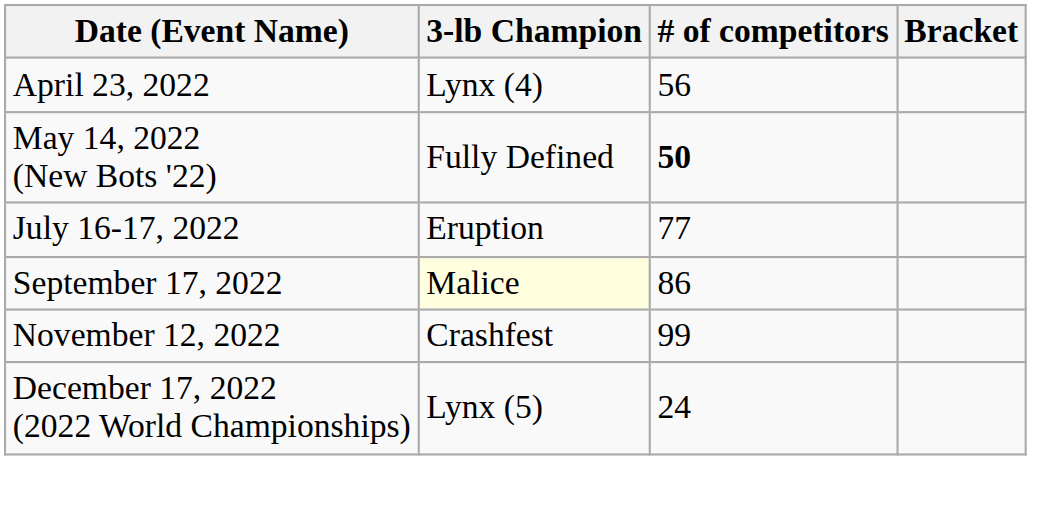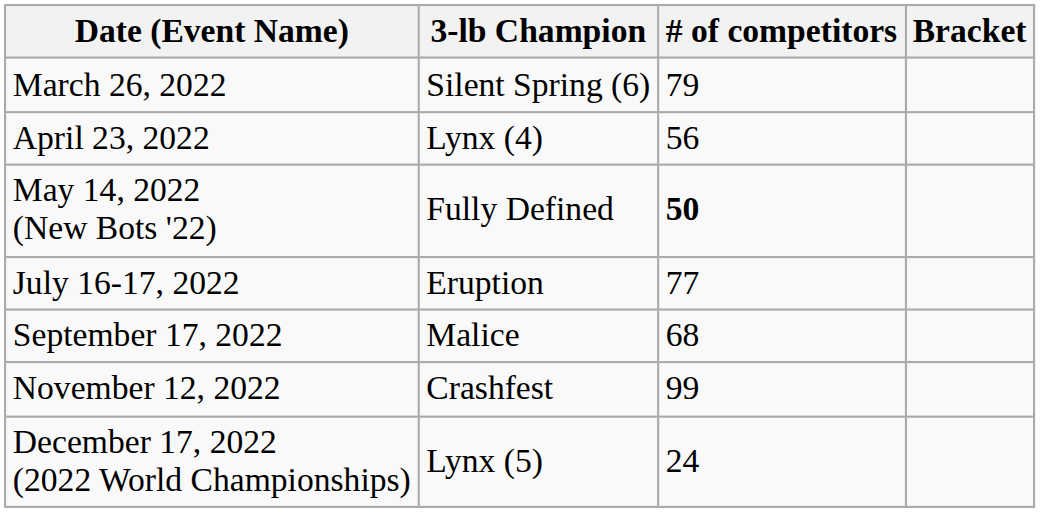+ row: (120, 84)
(473, 282) lightyellow background -> (473, 335) no background
(674, 282) 86 -> (683, 335) 68
